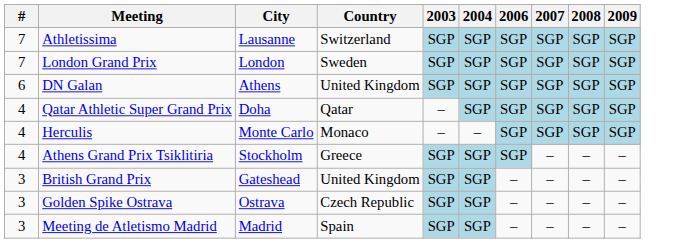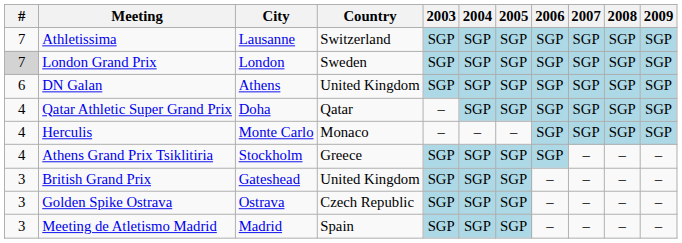+ column: (514, 16)
(22, 62) no background -> (22, 62) lightgrey background
